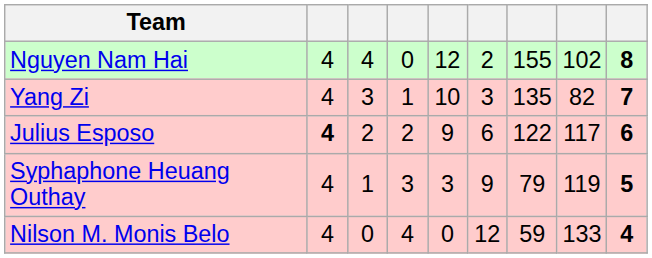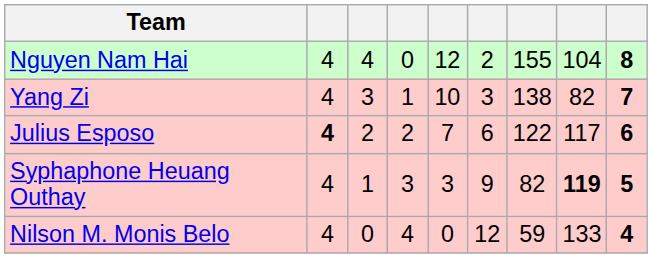(582, 60) 102 -> (582, 60) 104
(532, 97) 135 -> (532, 97) 138
(447, 134) 9 -> (447, 134) 7
(532, 184) 79 -> (532, 184) 82
(582, 184) normal -> (582, 184) bold
